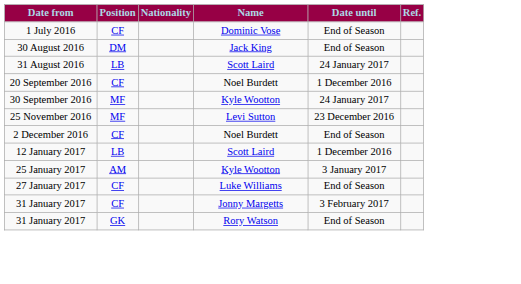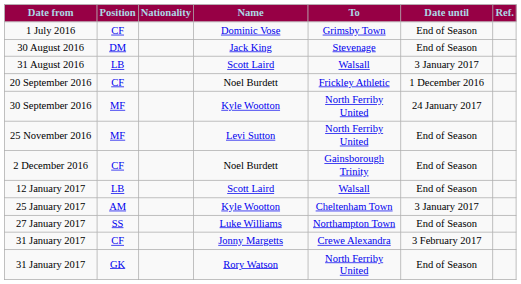+ column: (354, 13)
(354, 65) 24 January 2017 -> (447, 65) 3 January 2017
(354, 117) 23 December 2016 -> (447, 136) End of Season
(354, 152) 1 December 2016 -> (447, 189) End of Season
(118, 186) CF -> (118, 224) SS
